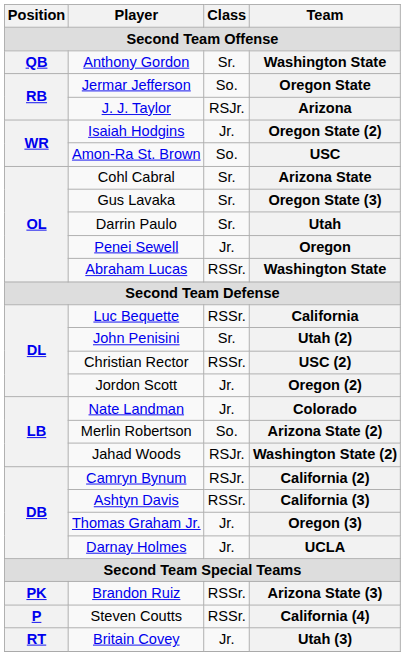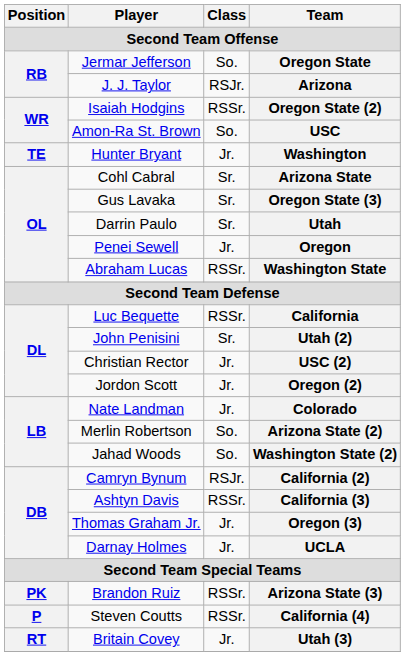- row: (136, 62)
(227, 131) Jr. -> (227, 108) RSSr.
+ row: (136, 154)
(227, 362) RSSr. -> (227, 362) Jr.
(227, 454) RSJr. -> (227, 454) So.
